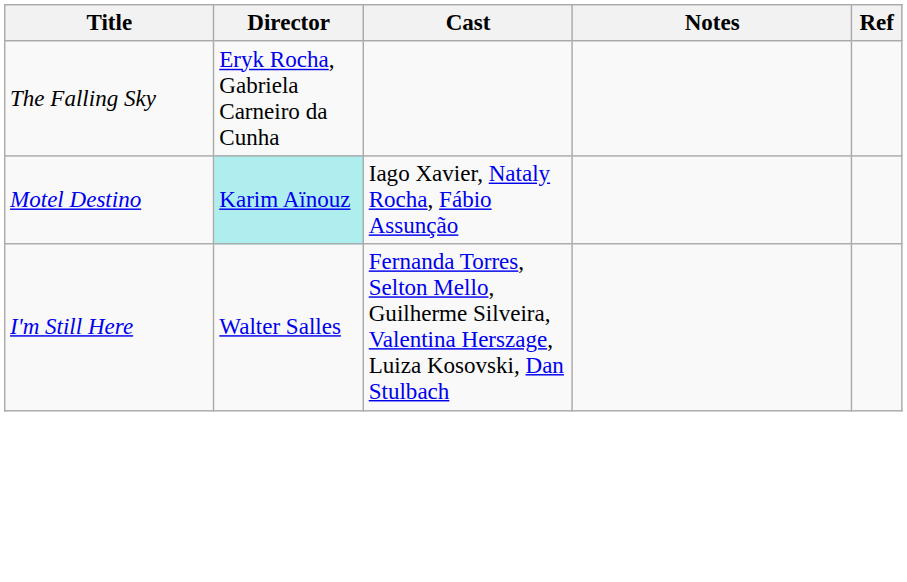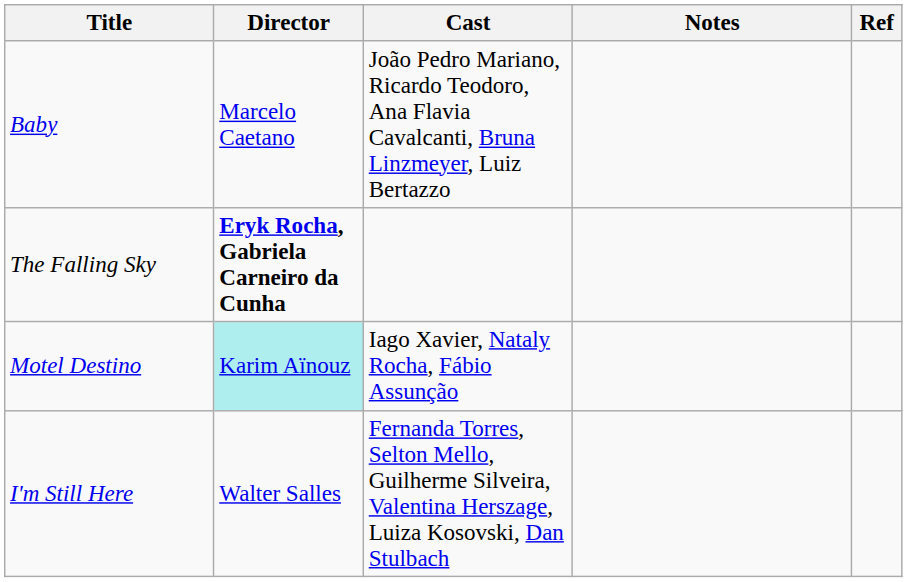+ row: (34, 124)
(277, 98) normal -> (281, 264) bold
